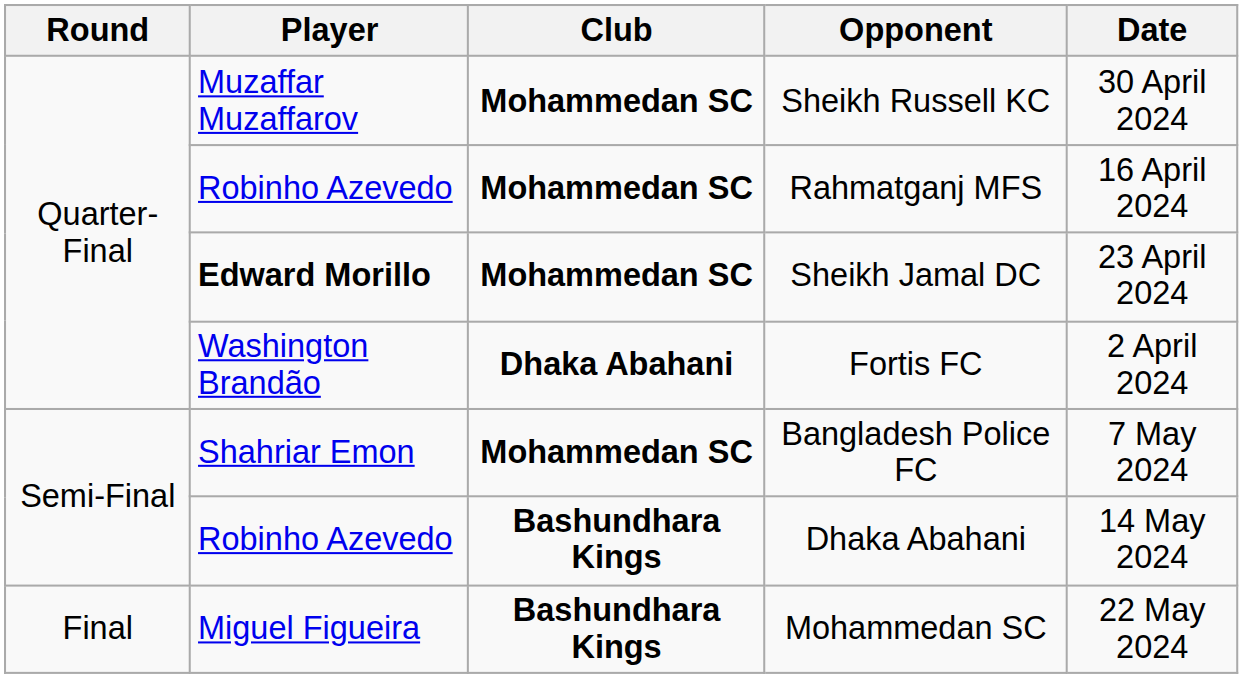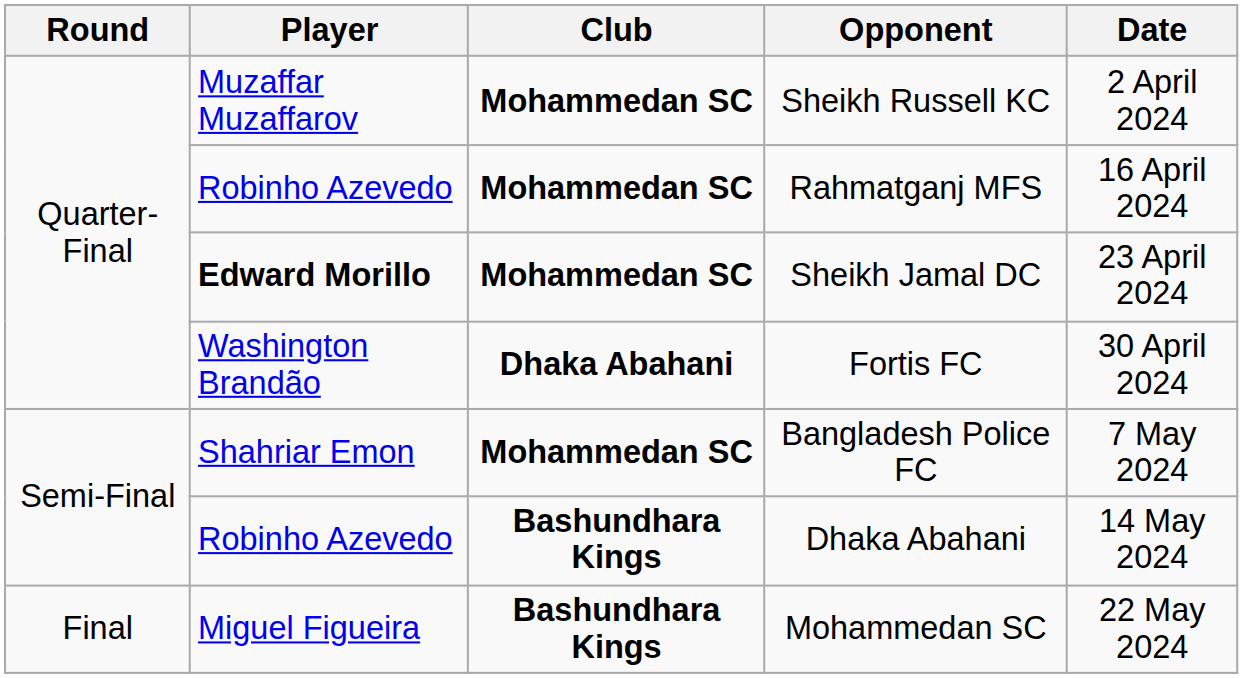(1152, 100) 30 April 2024 -> (1152, 100) 2 April 2024
(1152, 364) 2 April 2024 -> (1152, 364) 30 April 2024
